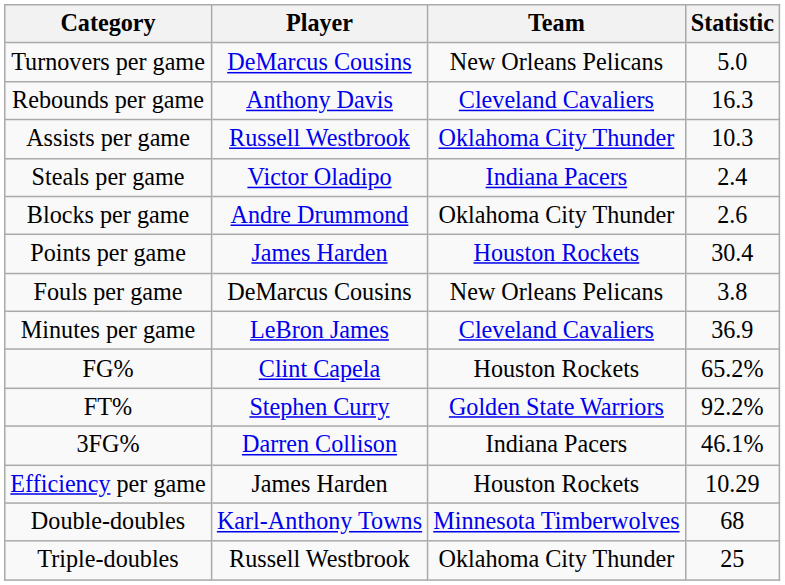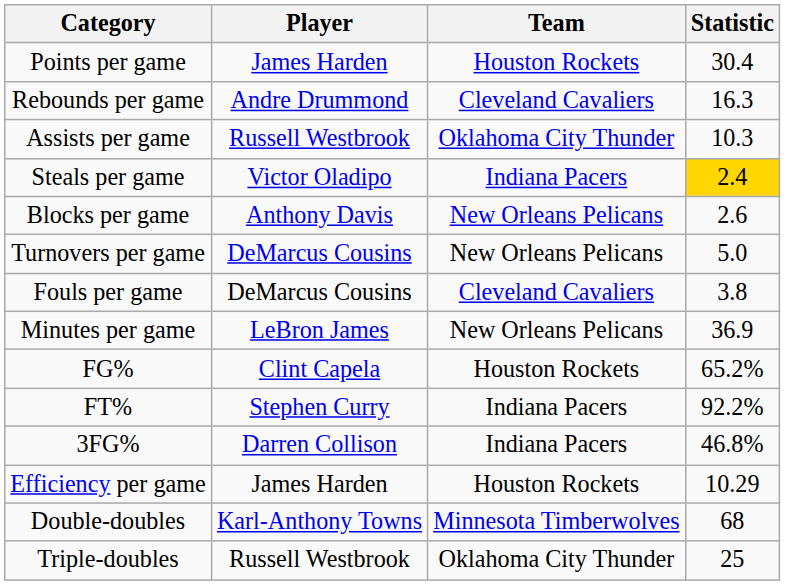rows swapped: (108, 253) <-> (108, 61)
(319, 100) Anthony Davis -> (319, 100) Andre Drummond
(732, 176) no background -> (732, 176) gold background
(319, 215) Andre Drummond -> (319, 215) Anthony Davis
(556, 215) Oklahoma City Thunder -> (556, 215) New Orleans Pelicans
(556, 291) New Orleans Pelicans -> (556, 291) Cleveland Cavaliers
(556, 330) Cleveland Cavaliers -> (556, 330) New Orleans Pelicans
(556, 406) Golden State Warriors -> (556, 406) Indiana Pacers
(732, 445) 46.1% -> (732, 445) 46.8%
